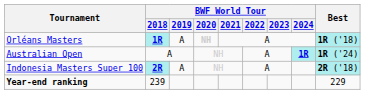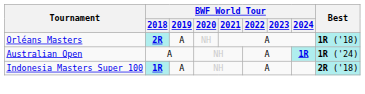(157, 39) 1R -> (157, 39) 2R
(206, 39) bold -> (206, 39) normal
(157, 68) 2R -> (157, 68) 1R
- row: (47, 82)
